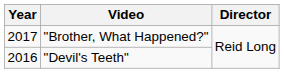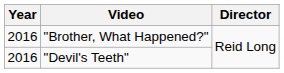(22, 36) 2017 -> (22, 36) 2016
